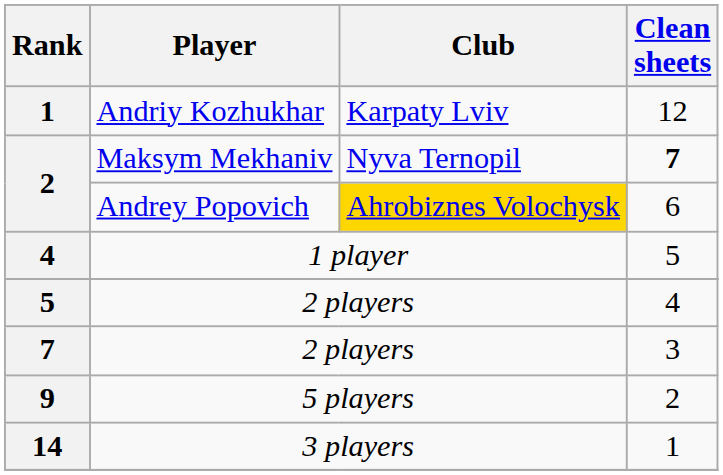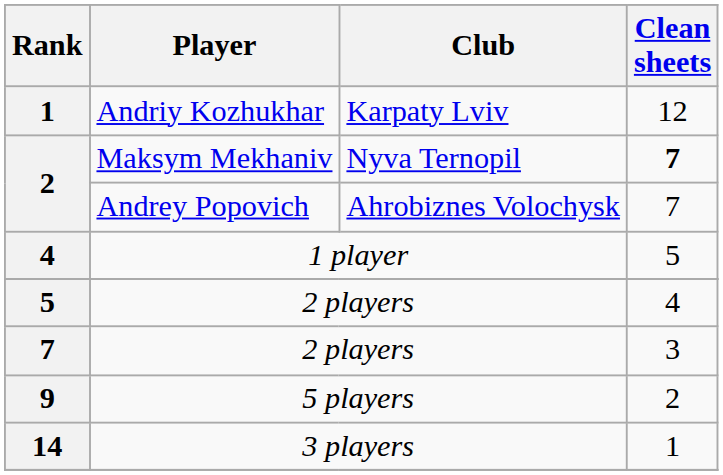(483, 206) gold background -> (483, 206) no background
(673, 206) 6 -> (673, 206) 7
